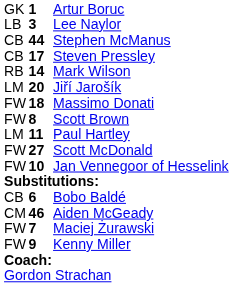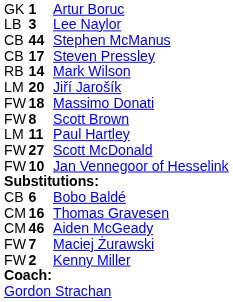+ row: (111, 213)
(32, 244) 9 -> (32, 260) 2
